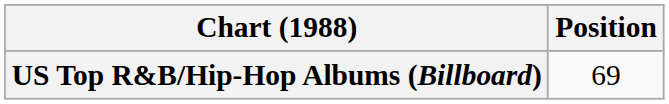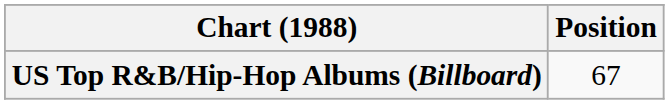(606, 74) 69 -> (606, 74) 67
